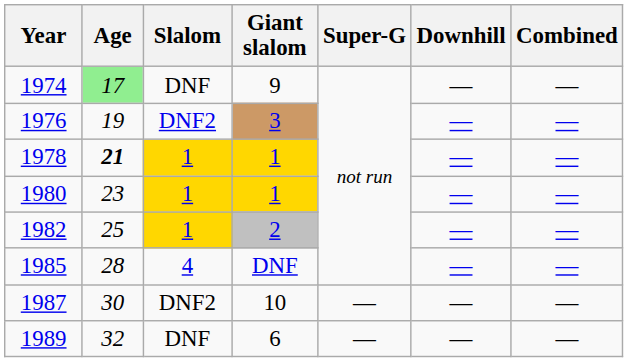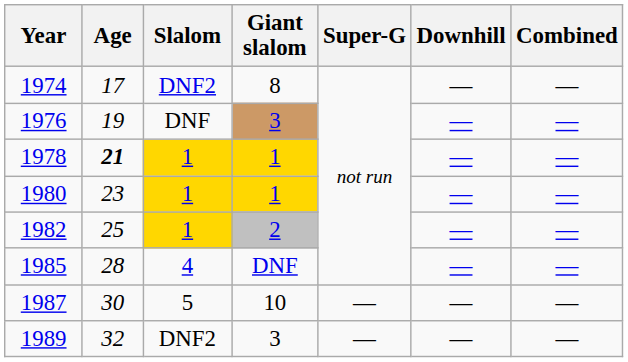(113, 84) lightgreen background -> (113, 84) no background
(187, 84) DNF -> (187, 84) DNF2
(275, 84) 9 -> (275, 84) 8
(187, 120) DNF2 -> (187, 120) DNF
(187, 302) DNF2 -> (187, 302) 5
(187, 338) DNF -> (187, 338) DNF2
(275, 338) 6 -> (275, 338) 3
